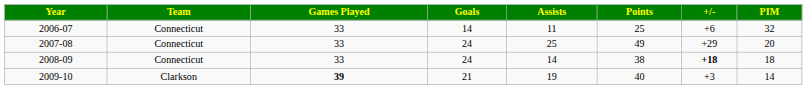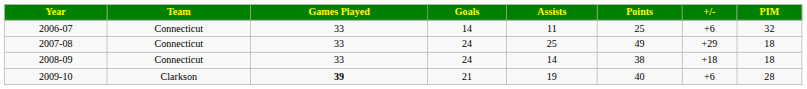(769, 44) 20 -> (769, 44) 18
(709, 60) bold -> (709, 60) normal
(709, 76) +3 -> (709, 76) +6
(769, 76) 14 -> (769, 76) 28
